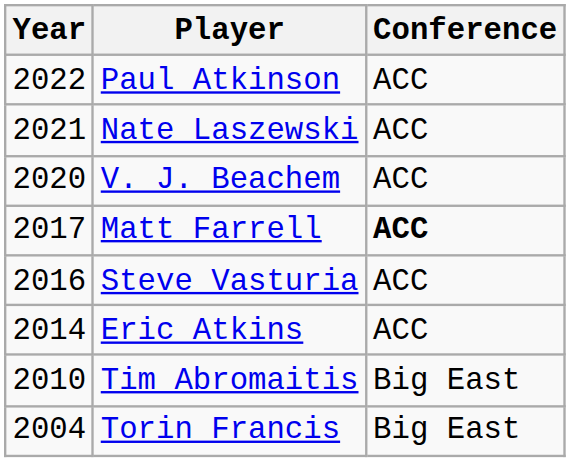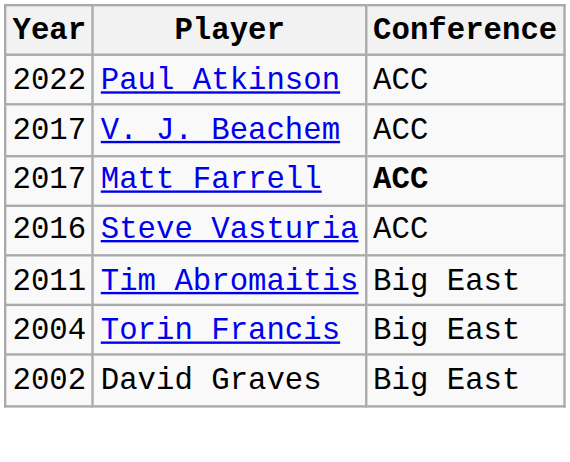- row: (230, 130)
(49, 180) 2020 -> (49, 130) 2017
- row: (202, 330)
(49, 380) 2010 -> (49, 280) 2011
+ row: (211, 380)
